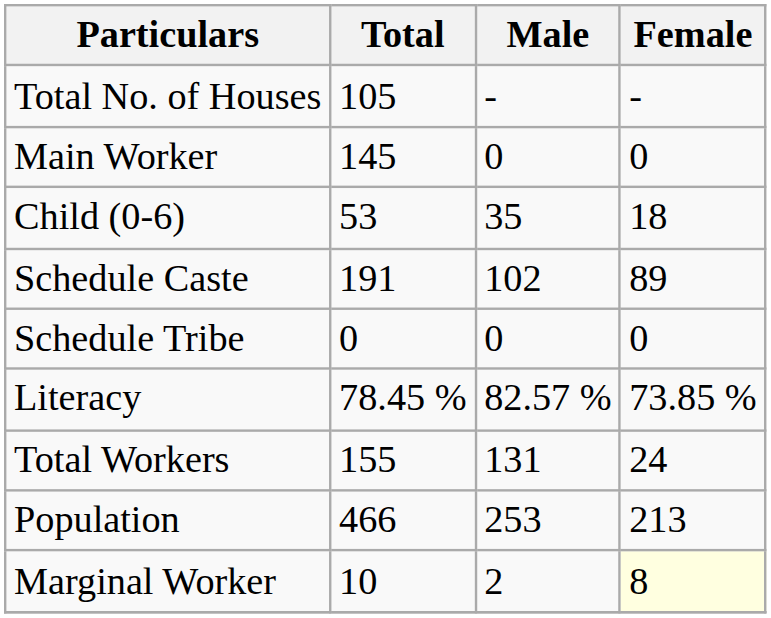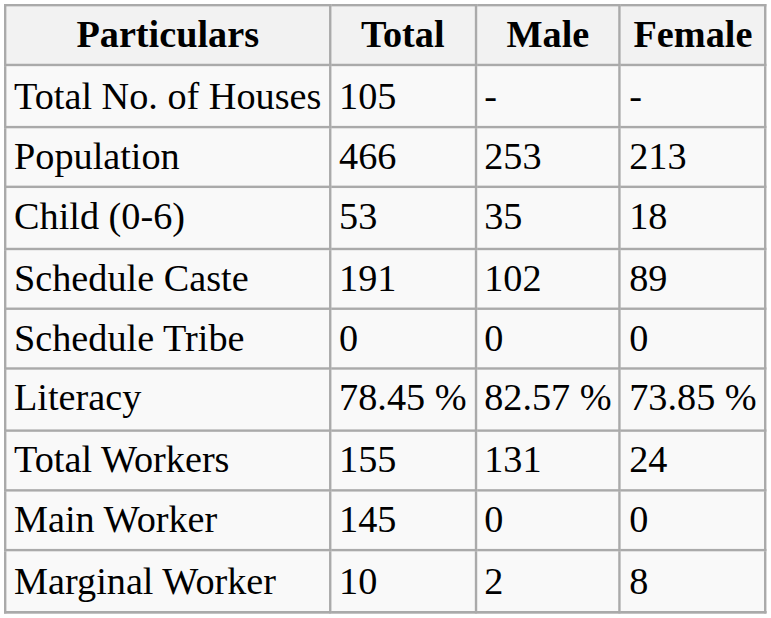rows swapped: (97, 519) <-> (116, 156)
(639, 580) lightyellow background -> (639, 580) no background
